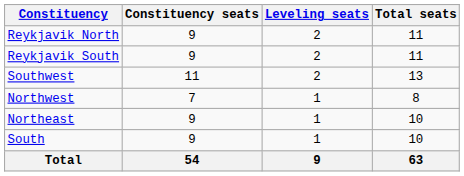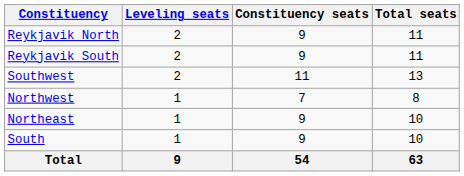columns swapped: (192, 15) <-> (317, 15)
